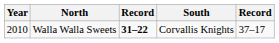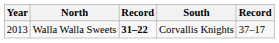(17, 29) 2010 -> (17, 29) 2013
